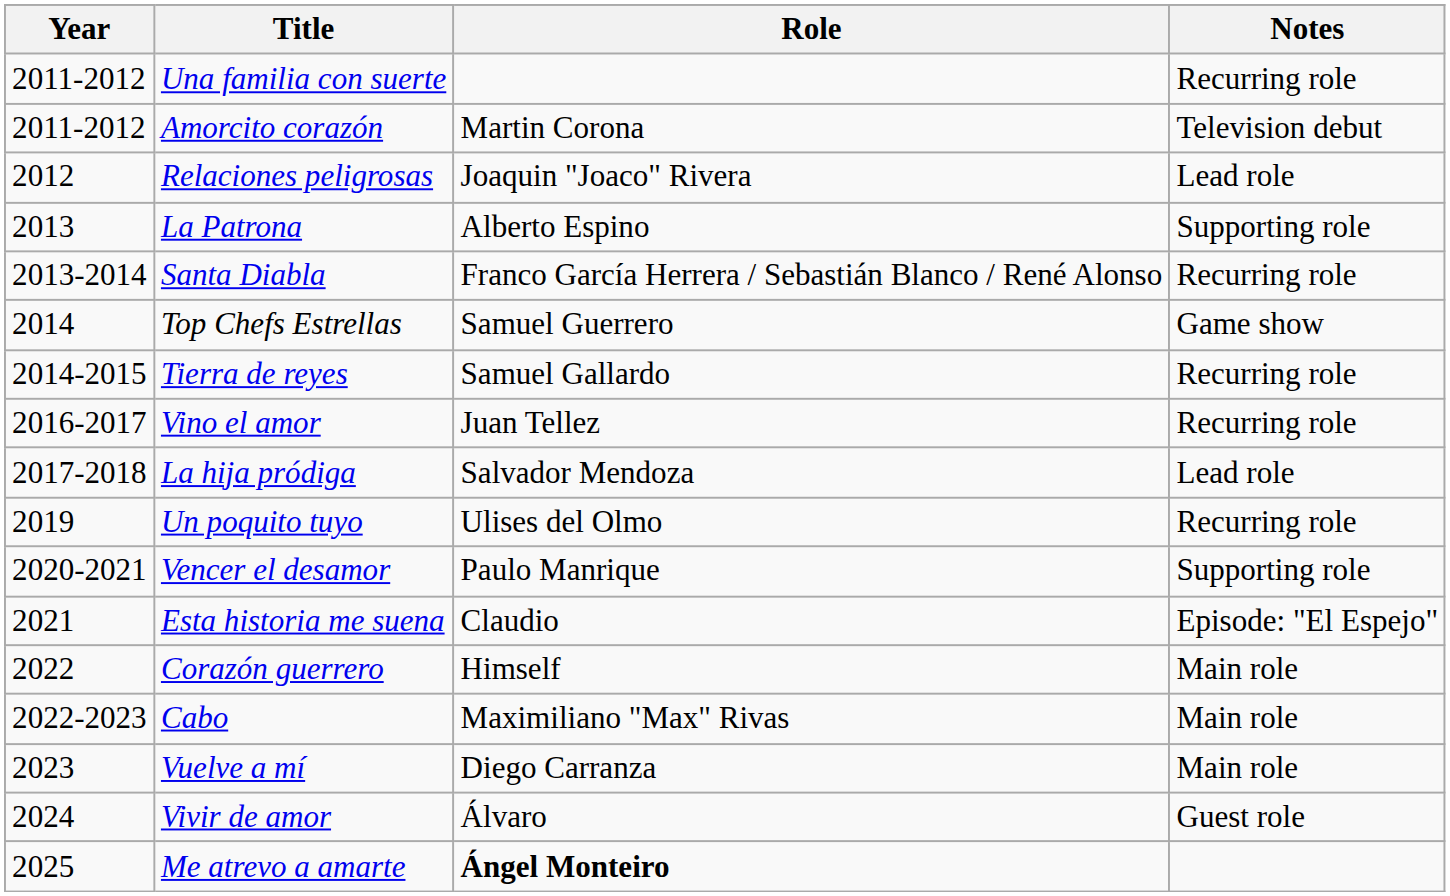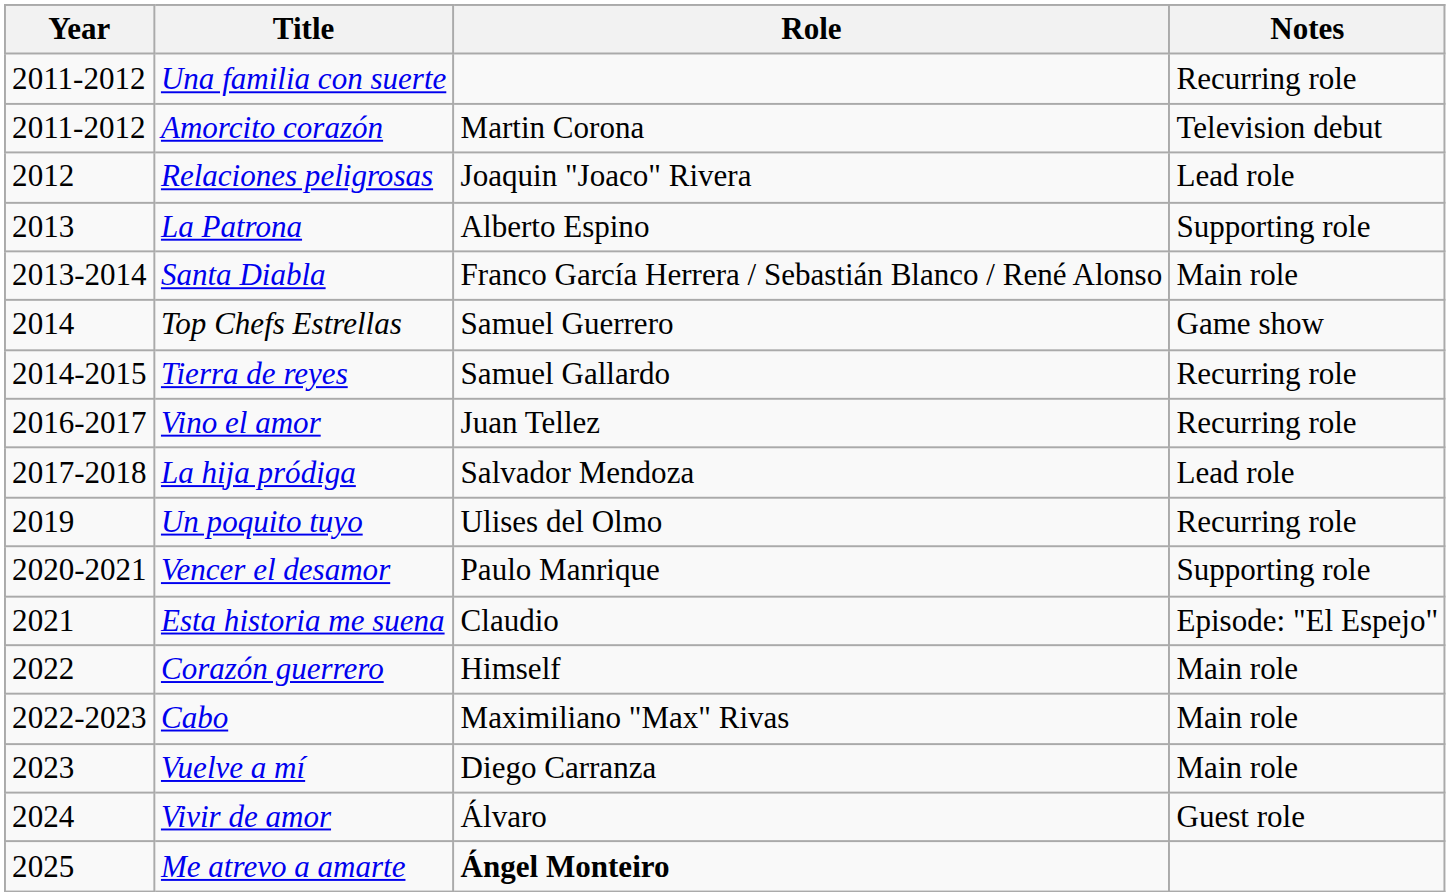(1267, 275) Recurring role -> (1237, 275) Main role
